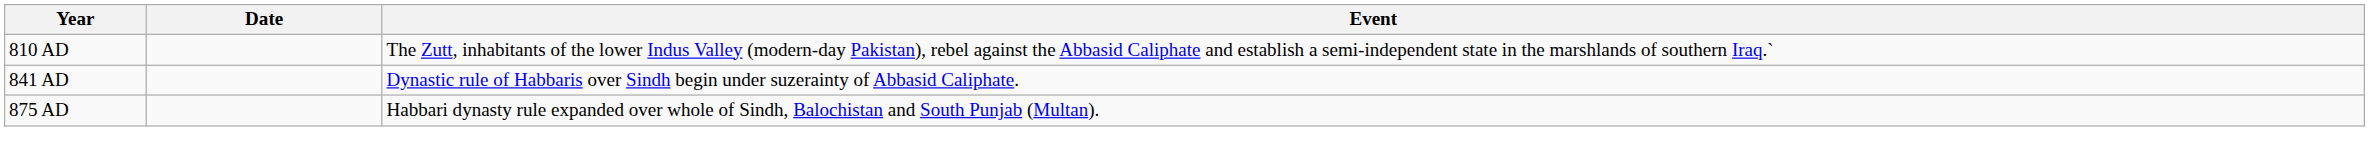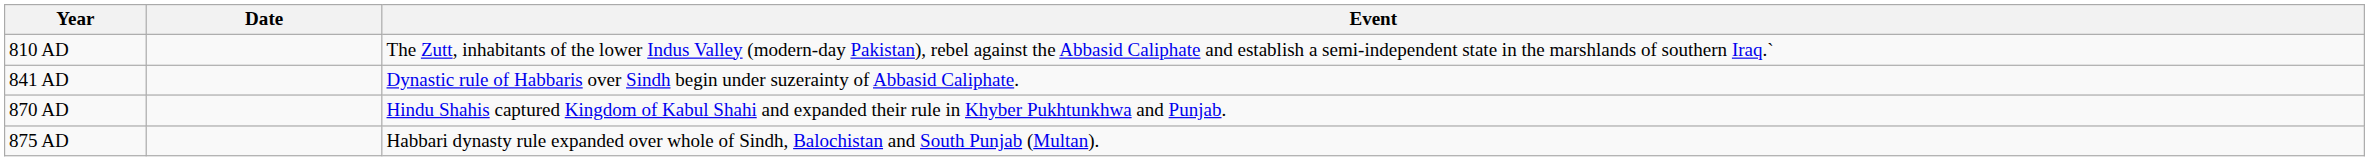+ row: (39, 110)
